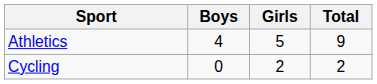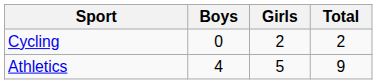rows swapped: (38, 41) <-> (34, 66)
